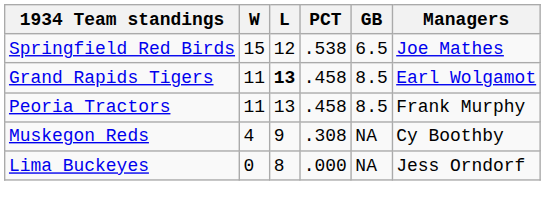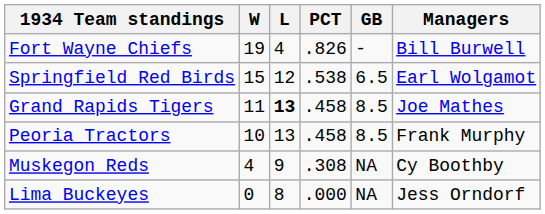+ row: (100, 49)
(450, 49) Joe Mathes -> (466, 78) Earl Wolgamot
(466, 78) Earl Wolgamot -> (450, 107) Joe Mathes
(254, 107) 11 -> (254, 136) 10
